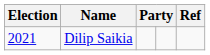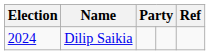(22, 38) 2021 -> (22, 38) 2024
